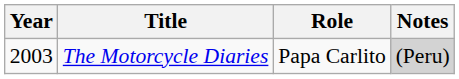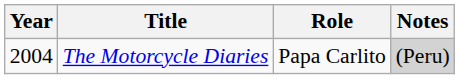(31, 55) 2003 -> (31, 55) 2004
